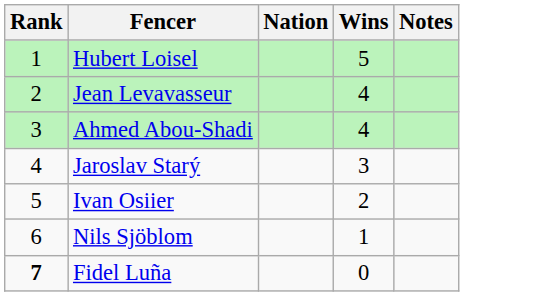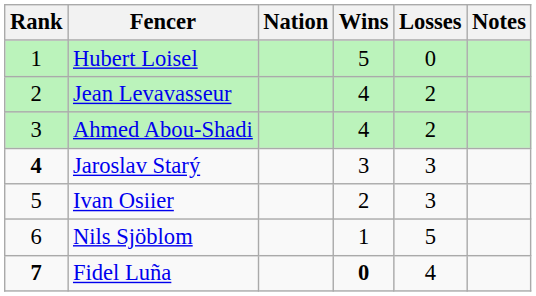+ column: (430, 22)
(36, 165) normal -> (36, 165) bold
(364, 272) normal -> (364, 272) bold
